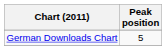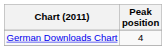(141, 38) 5 -> (141, 38) 4
